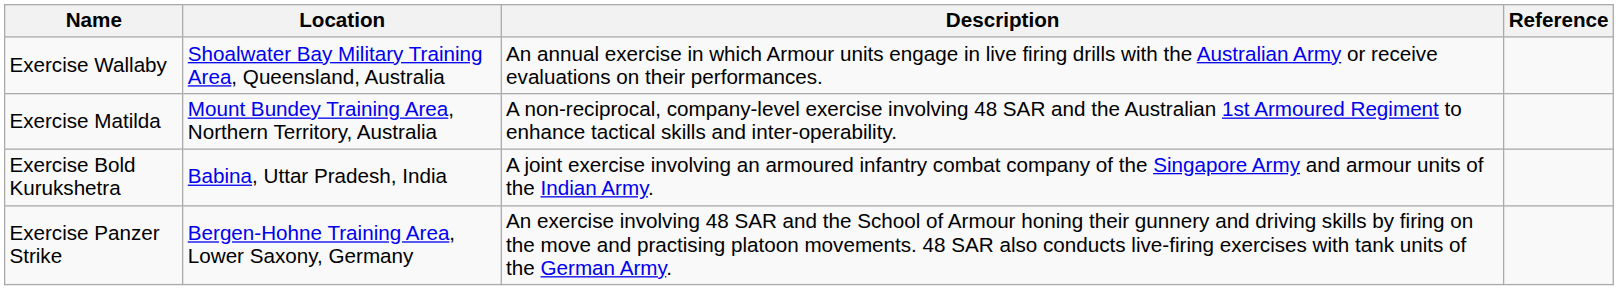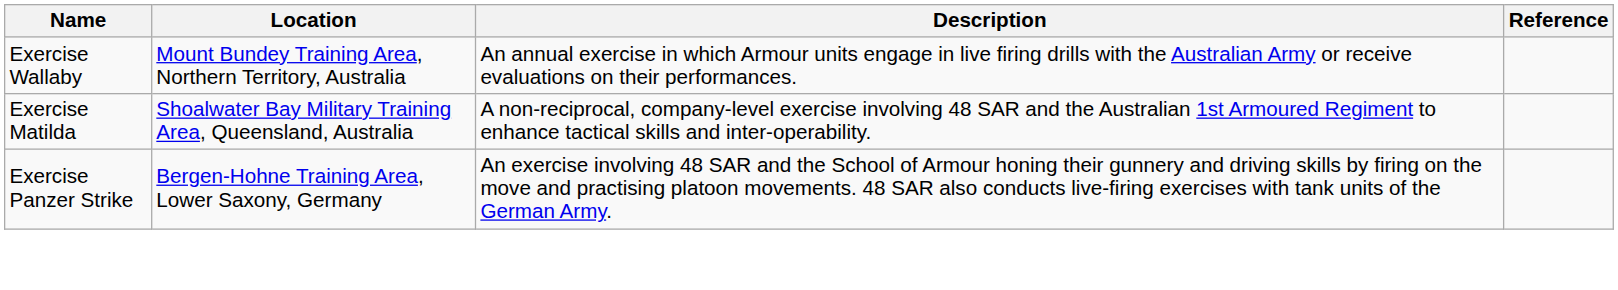(335, 65) Shoalwater Bay Military Training Area, Queensland, Australia -> (289, 65) Mount Bundey Training Area, Northern Territory, Australia
(321, 121) Mount Bundey Training Area, Northern Territory, Australia -> (304, 121) Shoalwater Bay Military Training Area, Queensland, Australia
- row: (73, 177)
